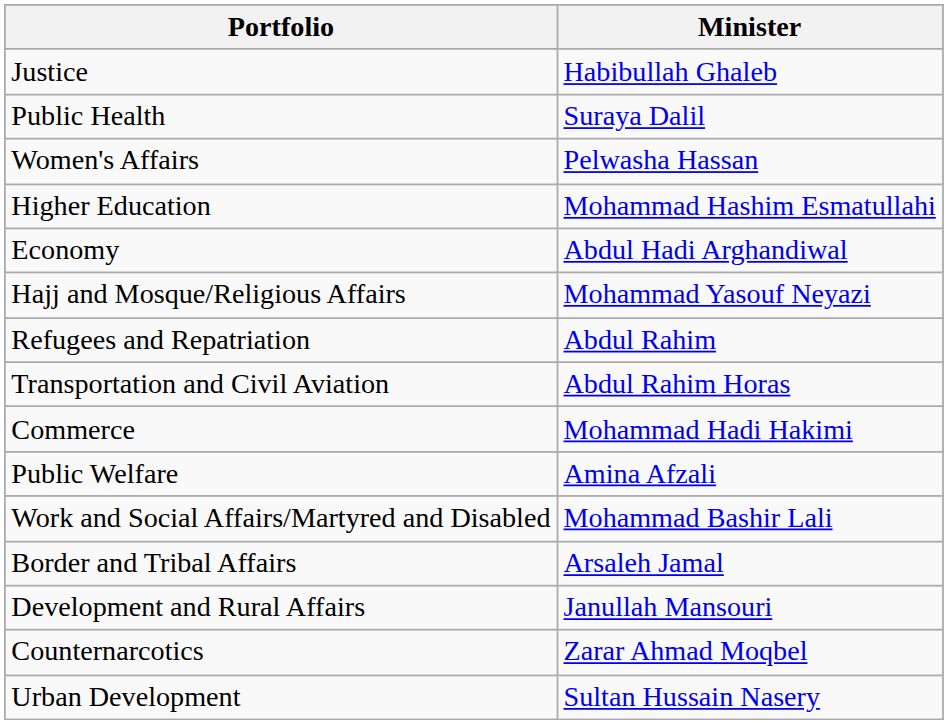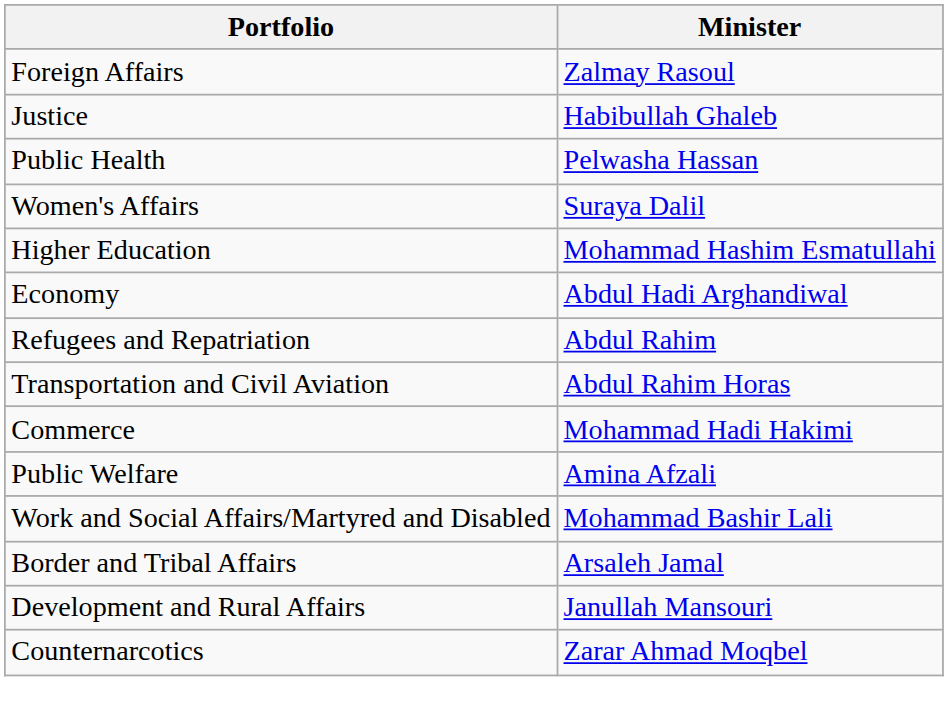+ row: (98, 71)
(634, 116) Suraya Dalil -> (661, 160) Pelwasha Hassan
(661, 160) Pelwasha Hassan -> (634, 205) Suraya Dalil
- row: (209, 294)
- row: (126, 696)
